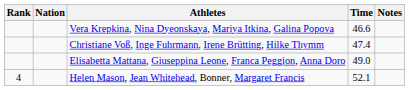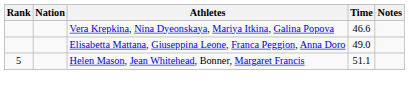- row: (197, 45)
(19, 77) 4 -> (19, 61) 5
(361, 77) 52.1 -> (361, 61) 51.1
